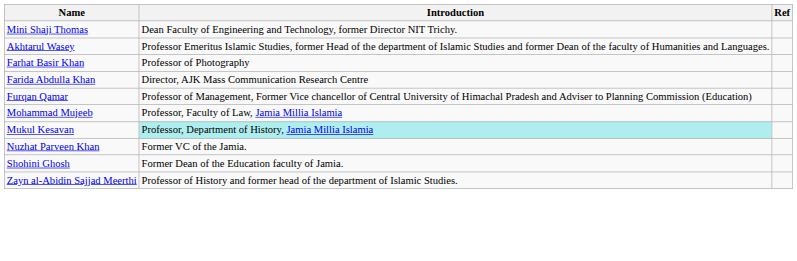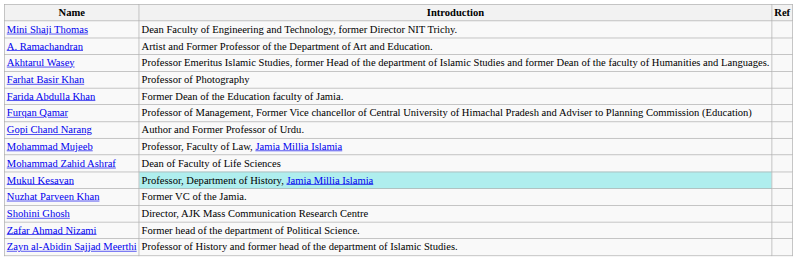+ row: (45, 46)
(255, 79) Director, AJK Mass Communication Research Centre -> (242, 96) Former Dean of the Education faculty of Jamia.
+ row: (49, 130)
+ row: (61, 163)
(242, 163) Former Dean of the Education faculty of Jamia. -> (255, 213) Director, AJK Mass Communication Research Centre
+ row: (52, 230)
